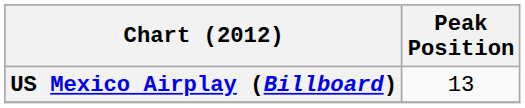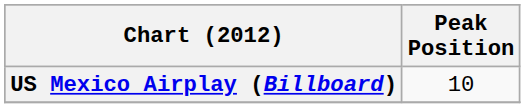(461, 85) 13 -> (461, 85) 10
